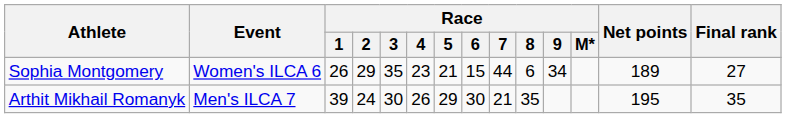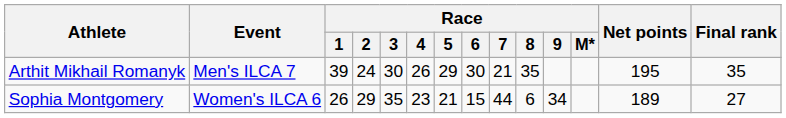rows swapped: (97, 99) <-> (86, 72)
